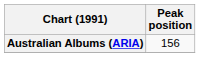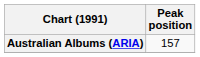(170, 43) 156 -> (170, 43) 157
